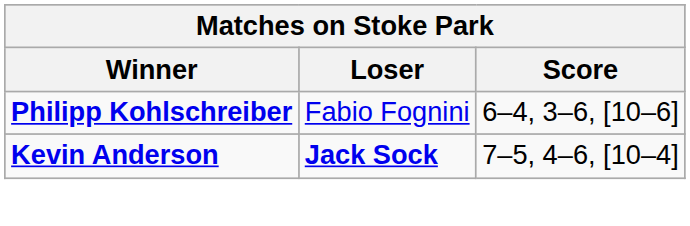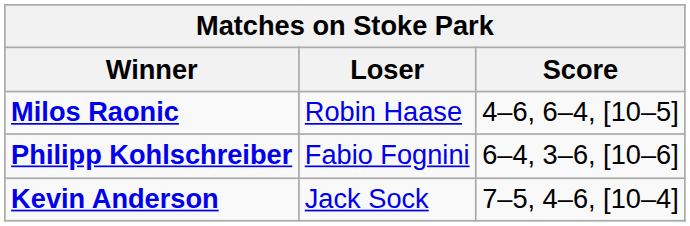+ row: (95, 112)
(371, 155) bold -> (367, 198) normal
